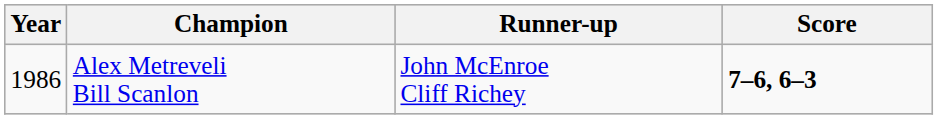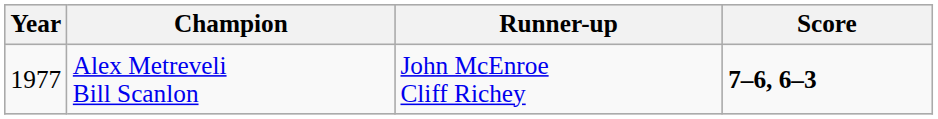(36, 78) 1986 -> (36, 78) 1977
